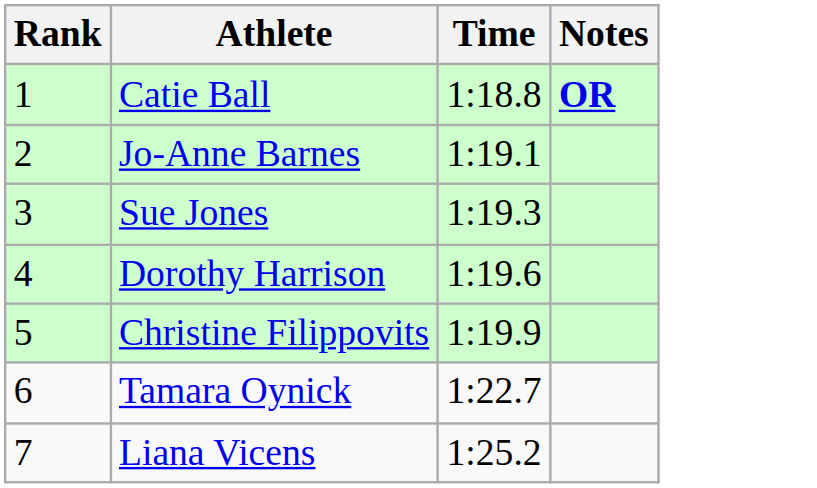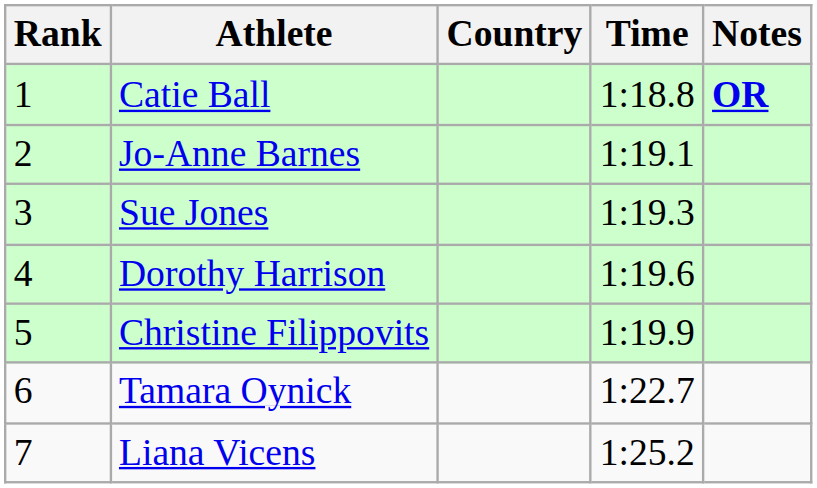+ column: (514, 34)
